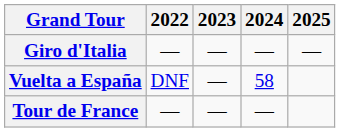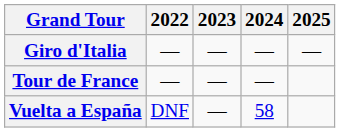rows swapped: (75, 111) <-> (75, 80)
